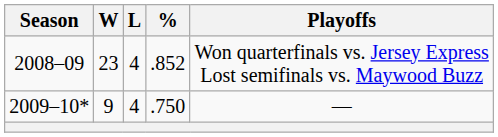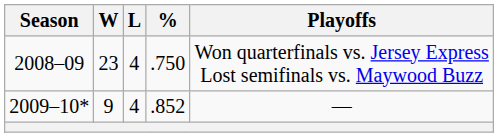(168, 63) .852 -> (168, 63) .750
(168, 106) .750 -> (168, 106) .852
